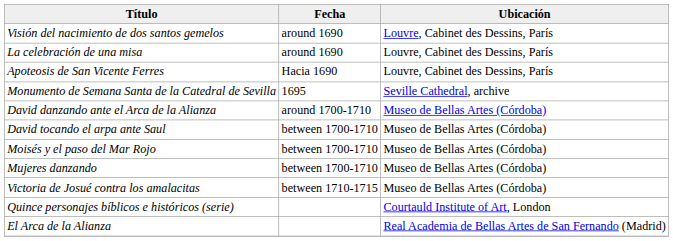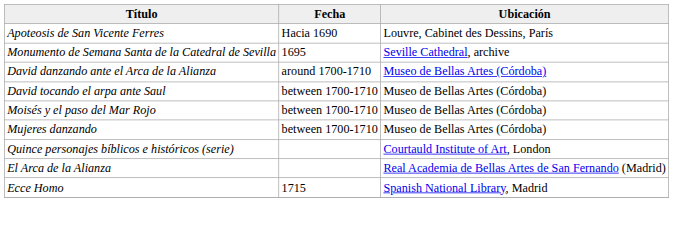- row: (115, 33)
- row: (75, 52)
- row: (103, 187)
+ row: (35, 187)
